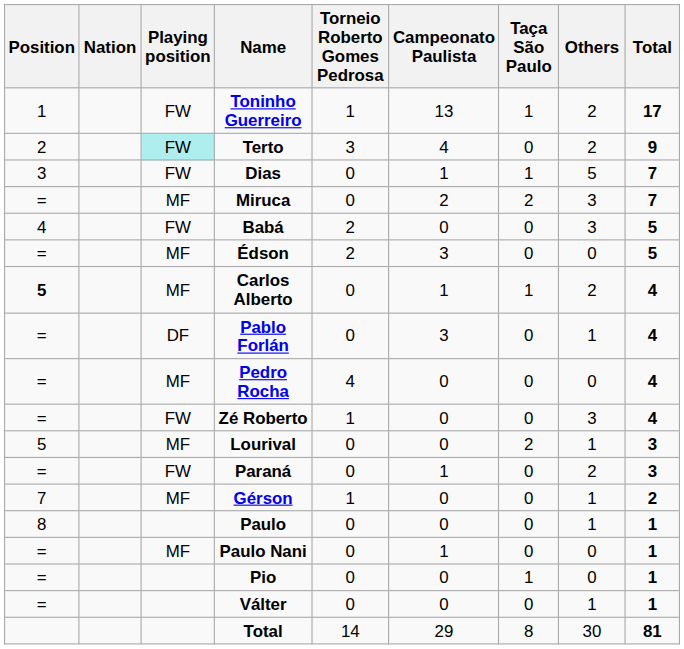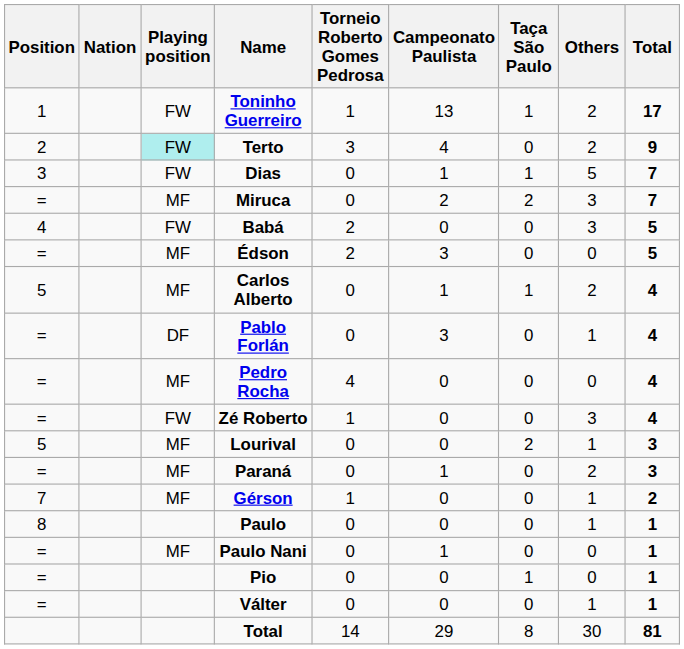(42, 290) bold -> (42, 290) normal
(178, 471) FW -> (178, 471) MF
